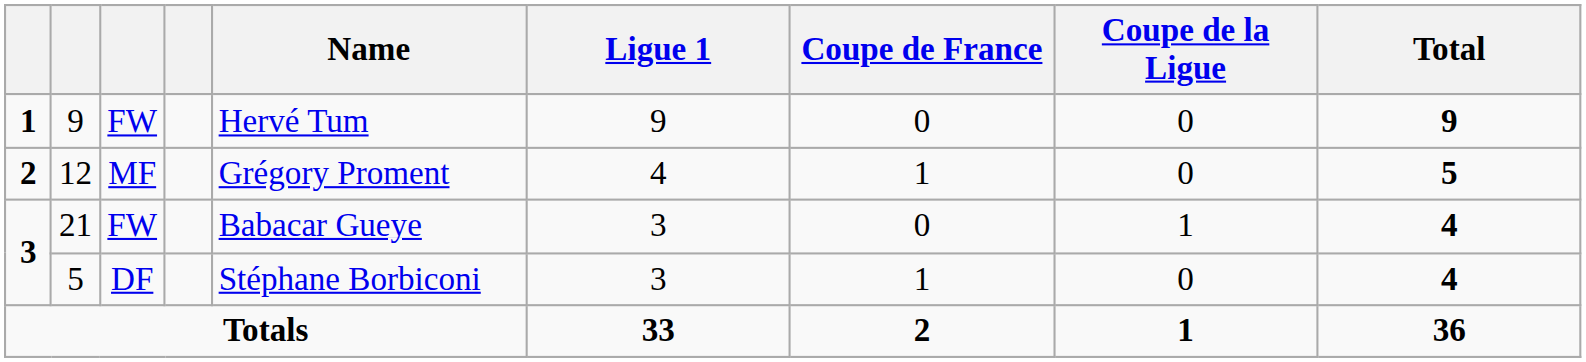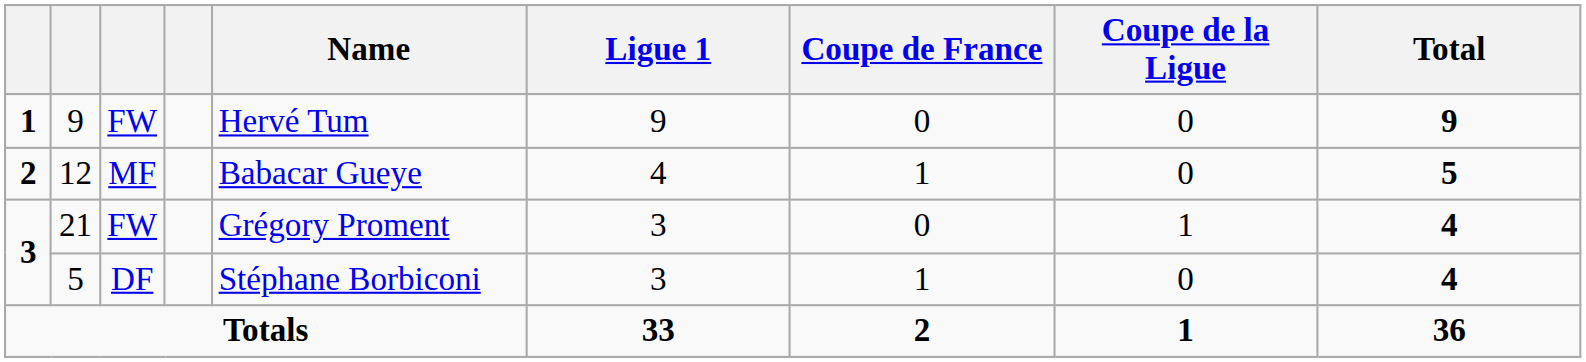(334, 173) Grégory Proment -> (320, 173) Babacar Gueye
(320, 225) Babacar Gueye -> (334, 225) Grégory Proment
